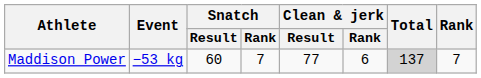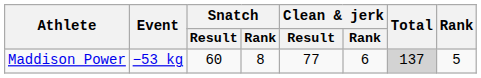(260, 61) 7 -> (260, 61) 8
(457, 61) 7 -> (457, 61) 5
